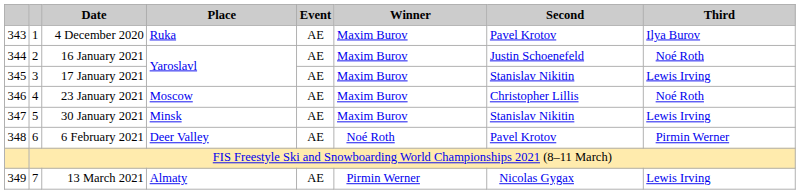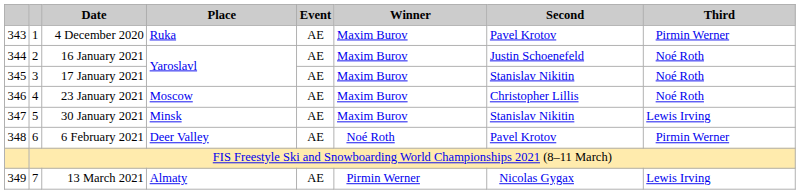(673, 34) Ilya Burov -> (688, 34) Pirmin Werner
(678, 75) Lewis Irving -> (675, 75) Noé Roth
